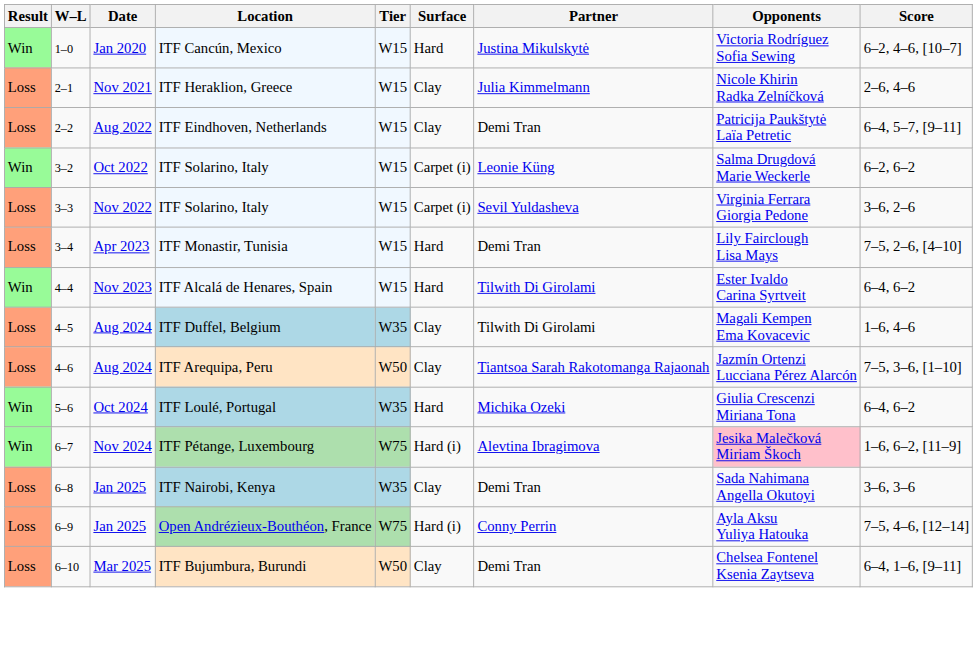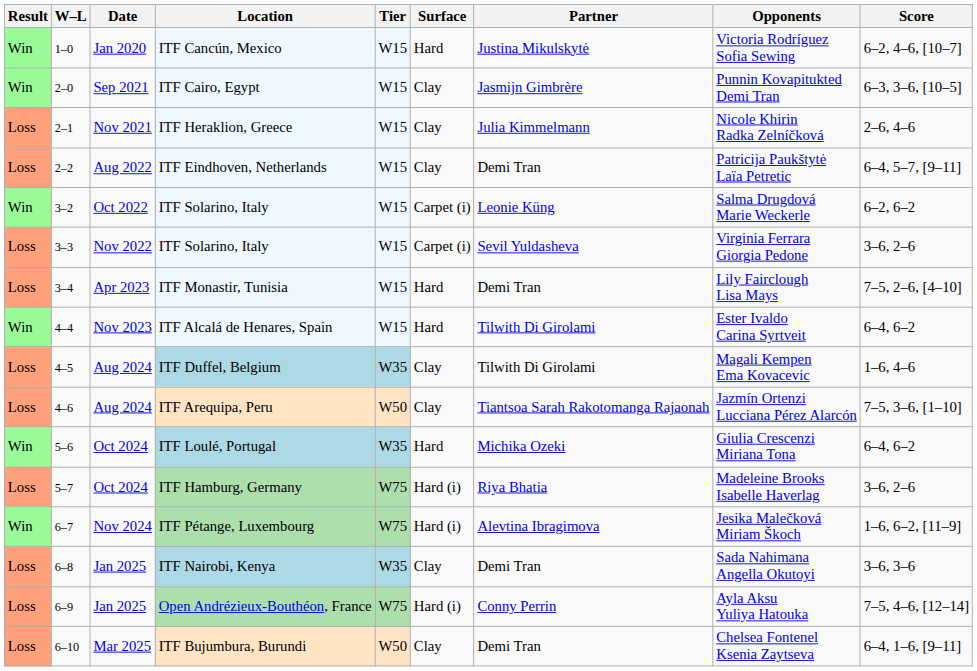+ row: (64, 88)
+ row: (64, 487)
(769, 446) pink background -> (769, 526) no background
